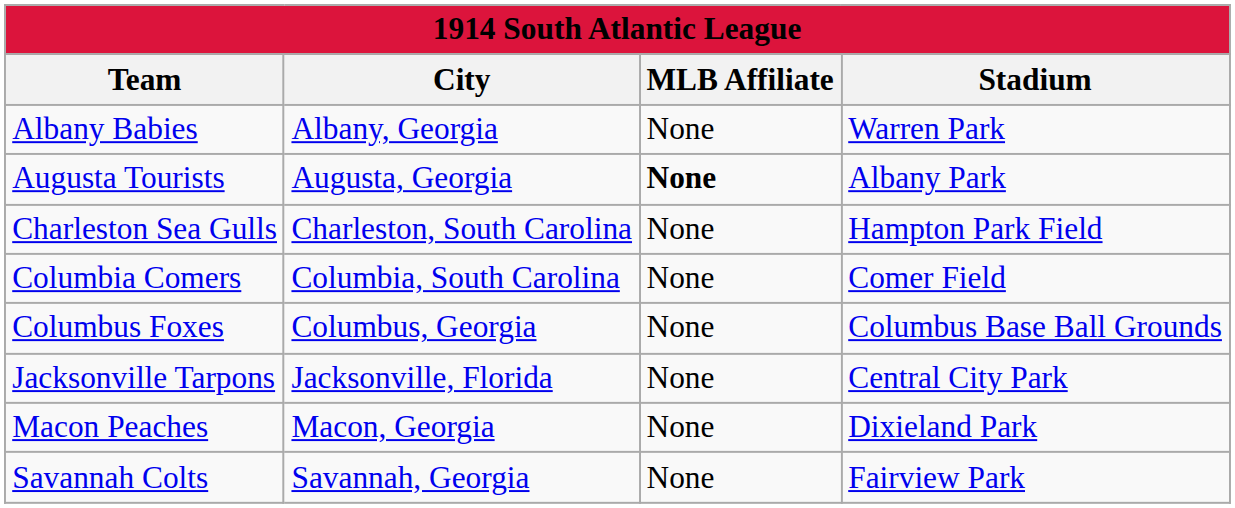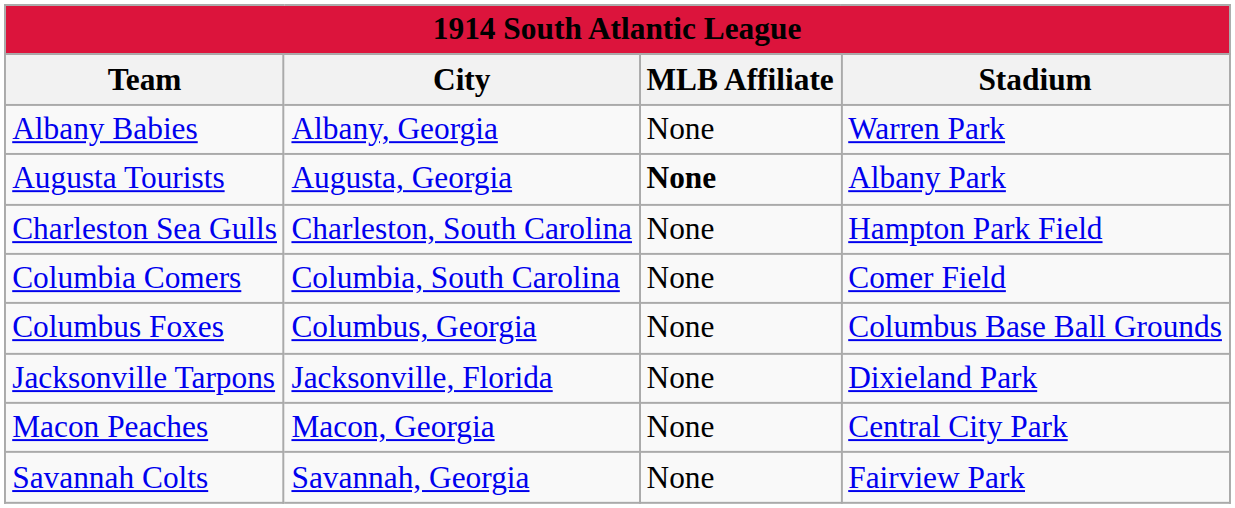(958, 377) Central City Park -> (943, 377) Dixieland Park
(943, 427) Dixieland Park -> (958, 427) Central City Park
